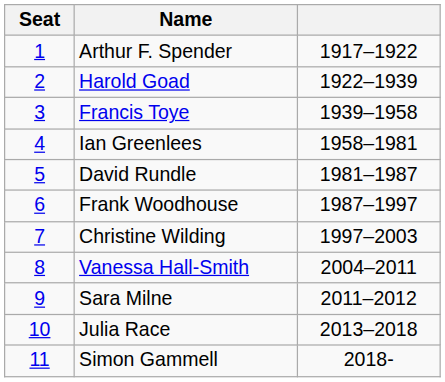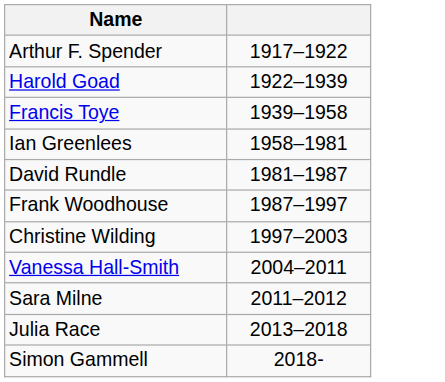- column: (40, 19)
